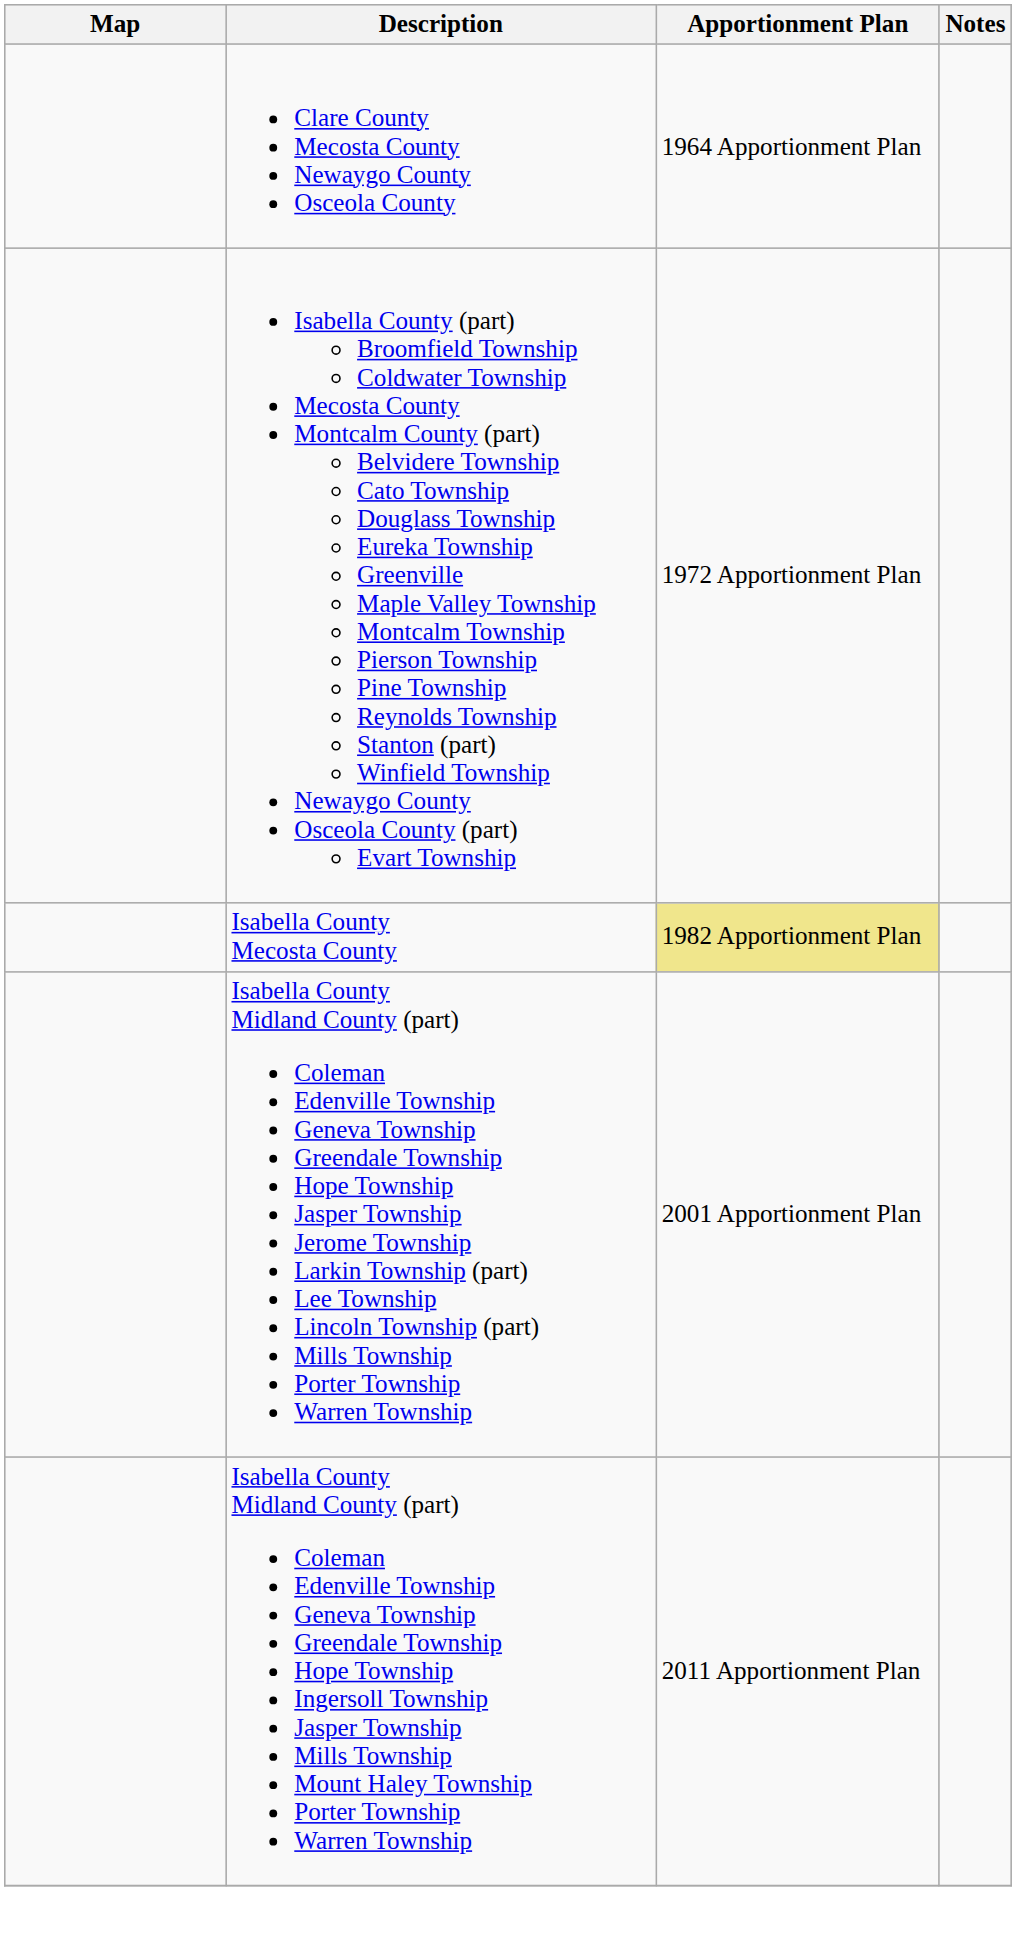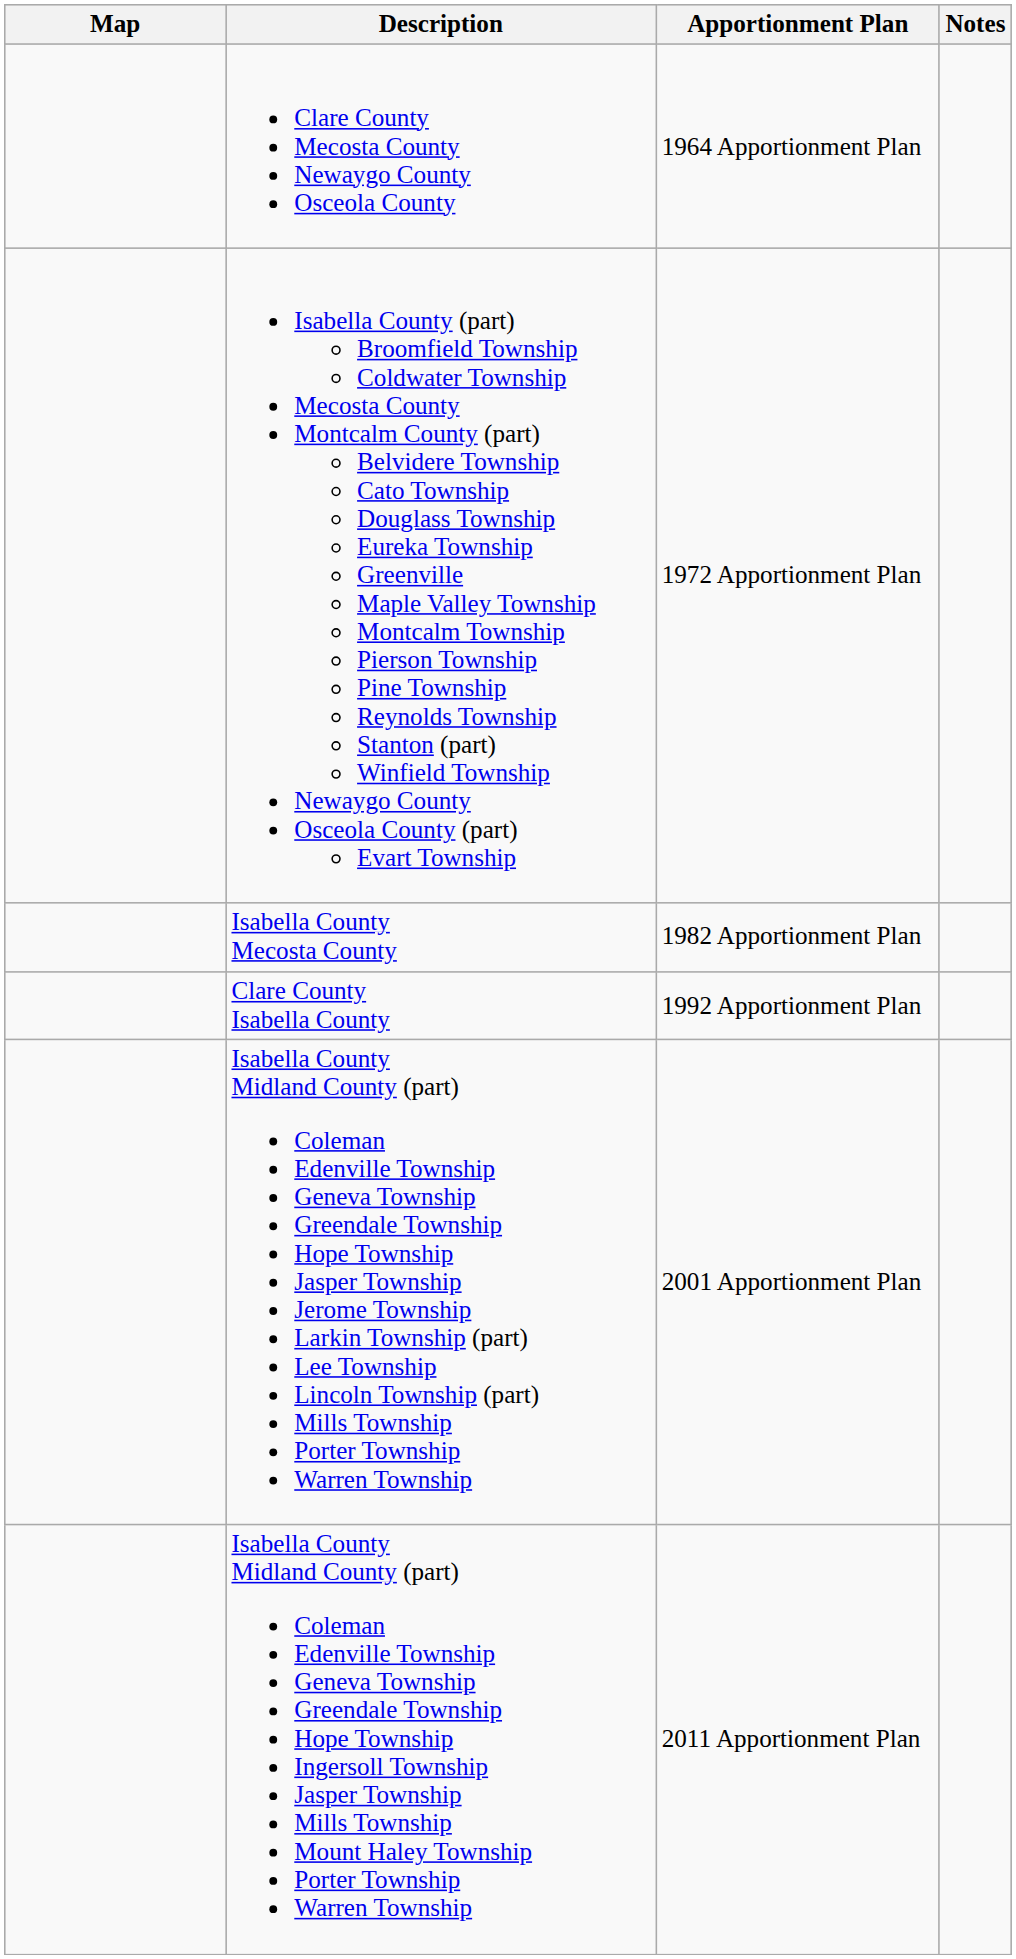(791, 936) khaki background -> (791, 936) no background
+ row: (311, 1004)
